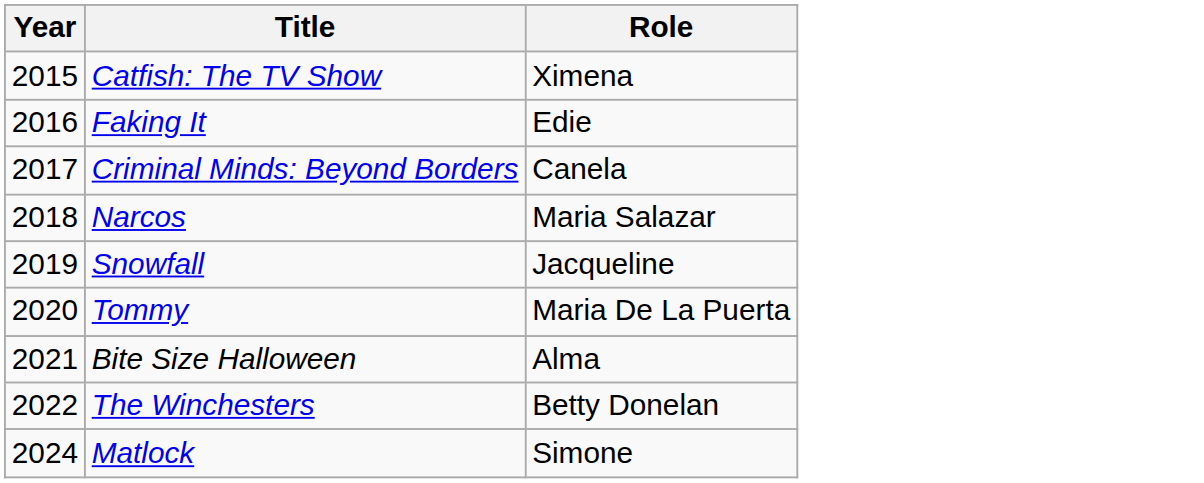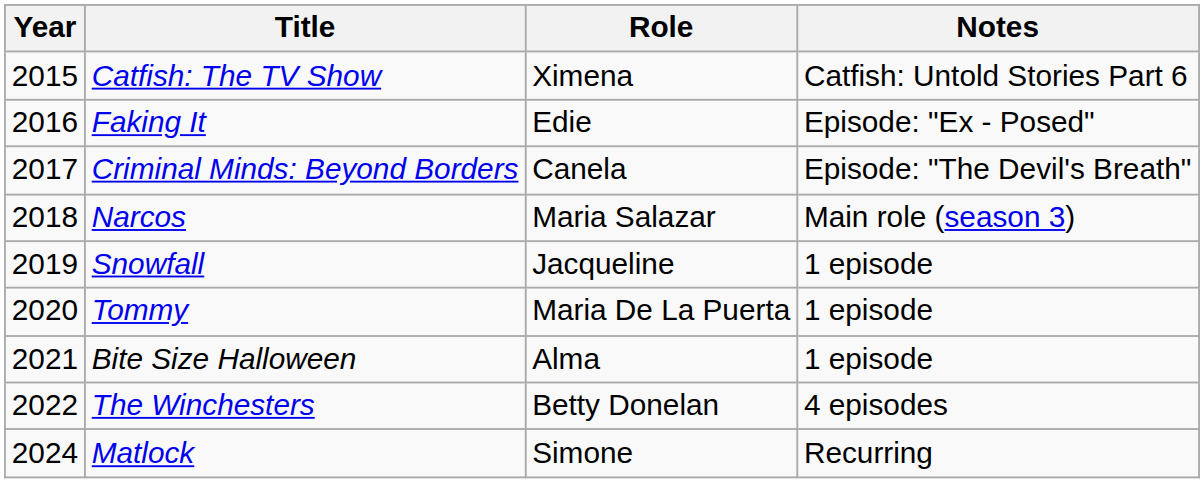+ column: (998, 28)
